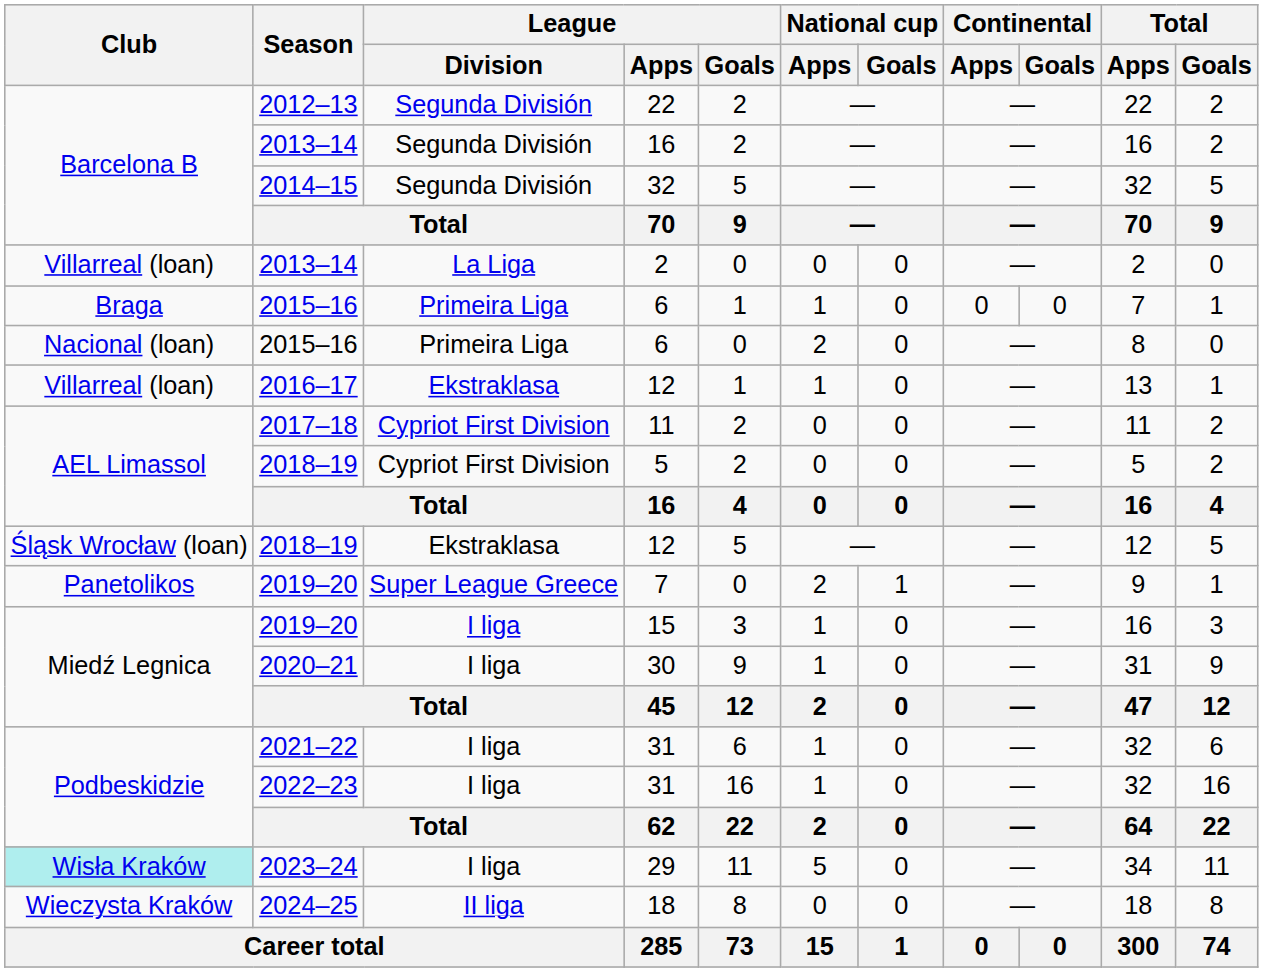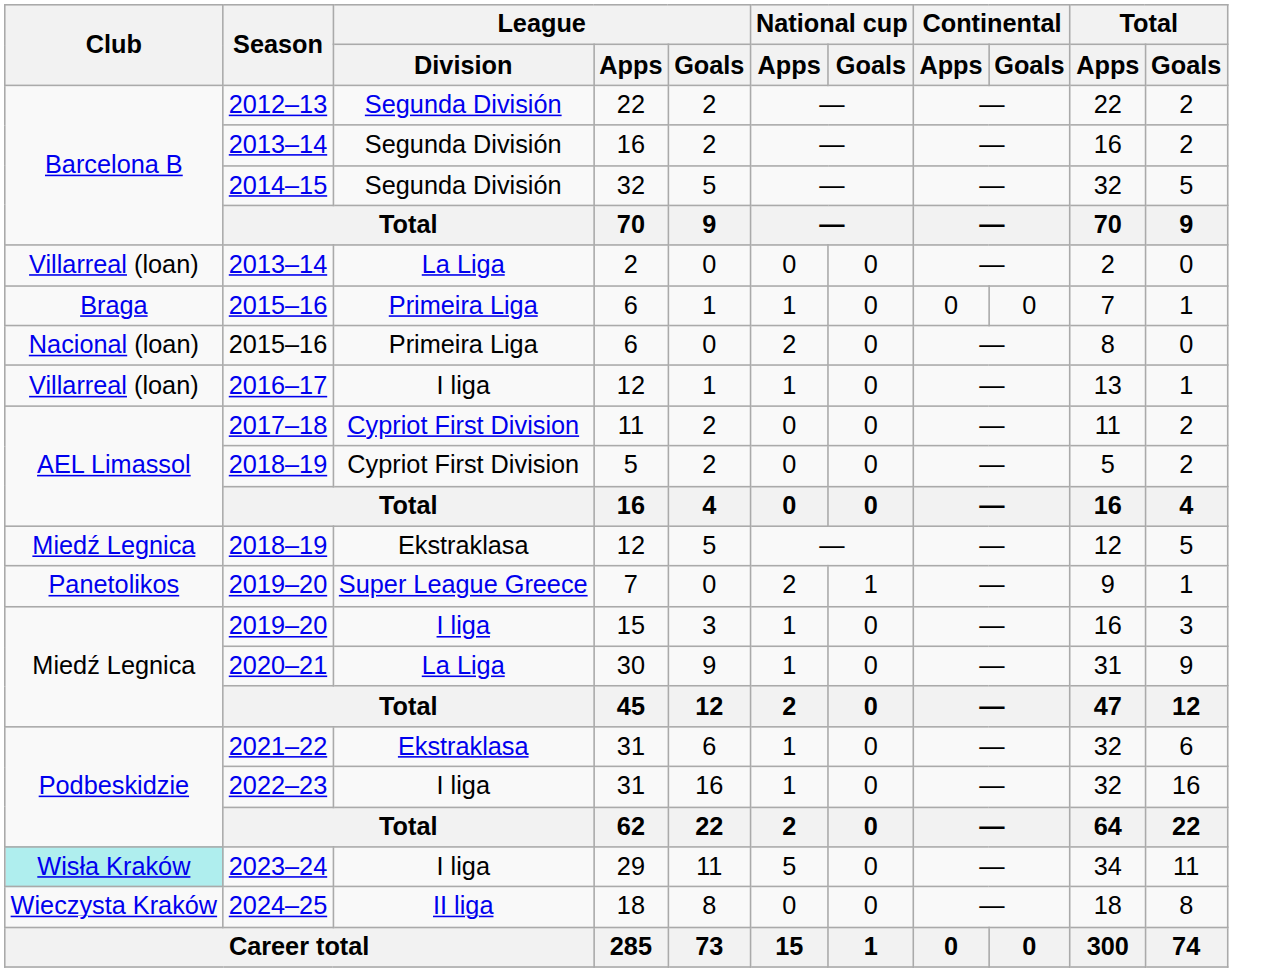(494, 385) Ekstraklasa -> (463, 385) I liga
(129, 545) Śląsk Wrocław (loan) -> (114, 545) Miedź Legnica
(494, 666) I liga -> (463, 666) La Liga
(494, 746) I liga -> (463, 746) Ekstraklasa
